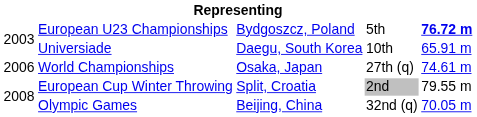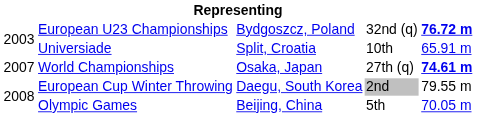(376, 29) 5th -> (392, 29) 32nd (q)
(299, 48) Daegu, South Korea -> (276, 48) Split, Croatia
(19, 67) 2006 -> (19, 67) 2007
(446, 67) normal -> (447, 67) bold
(276, 87) Split, Croatia -> (299, 87) Daegu, South Korea
(392, 106) 32nd (q) -> (376, 106) 5th
